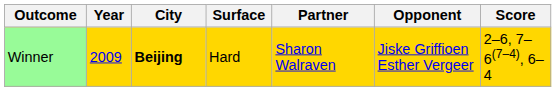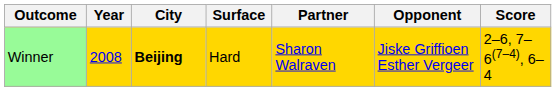(106, 56) 2009 -> (106, 56) 2008
